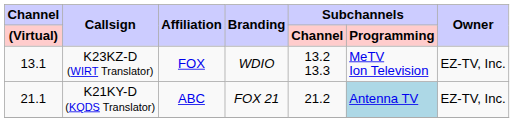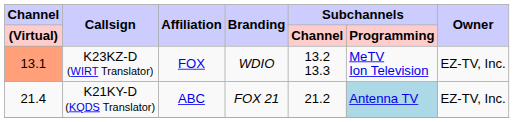(33, 63) no background -> (33, 63) lightsalmon background
(33, 99) 21.1 -> (33, 99) 21.4
